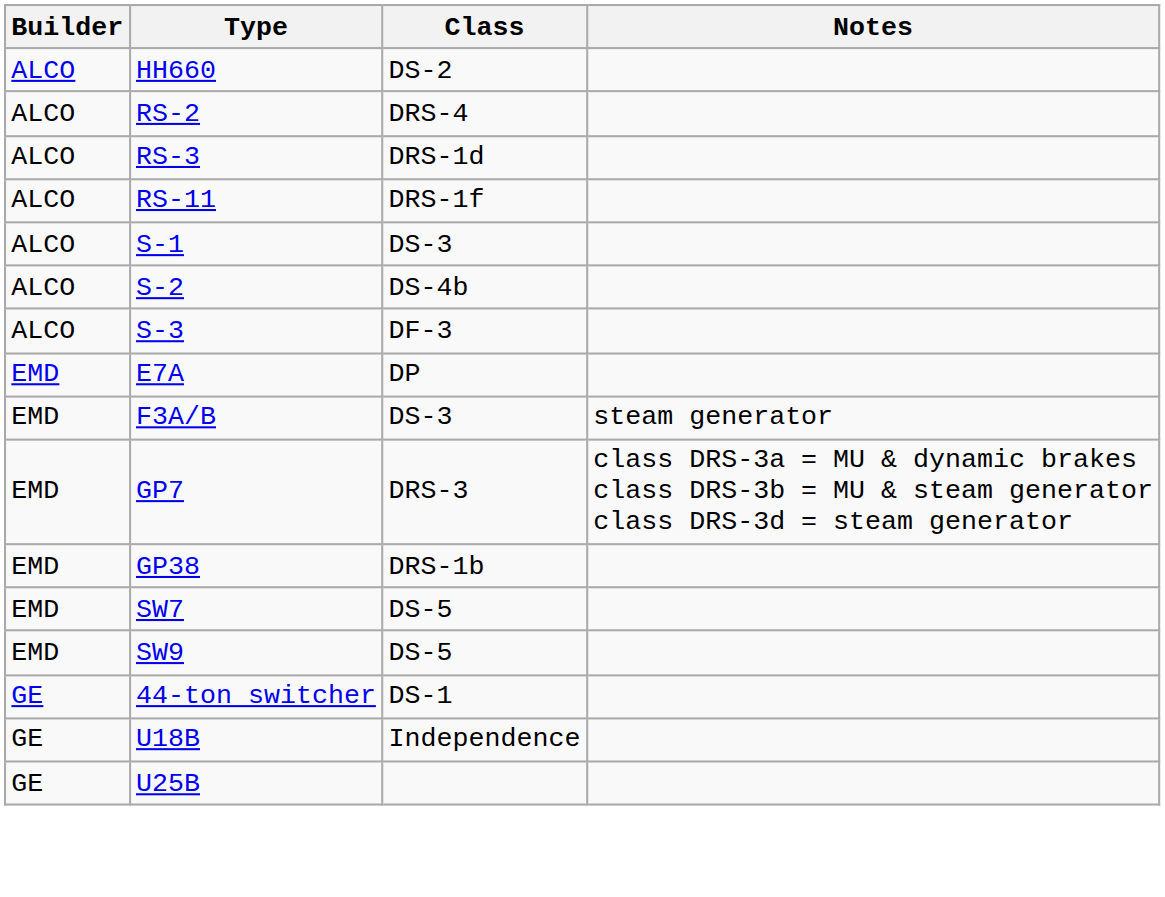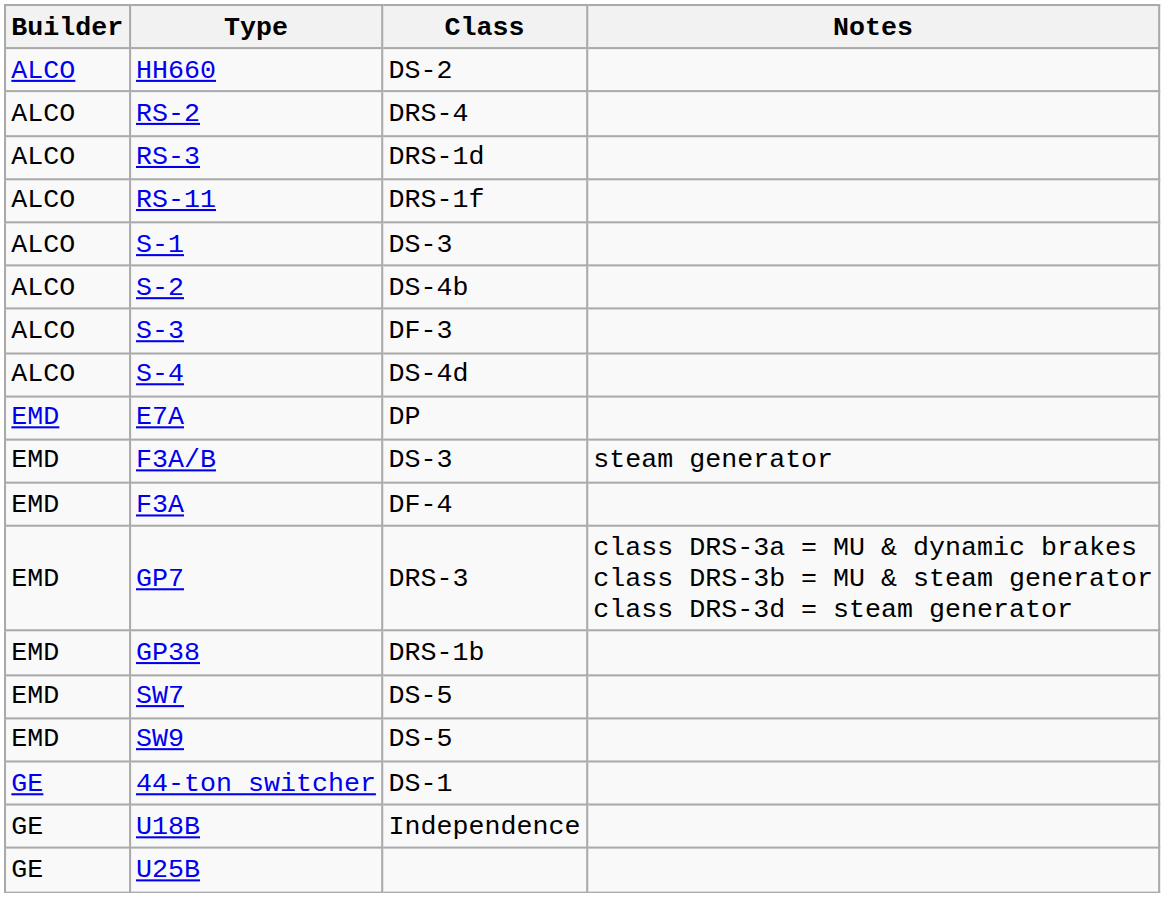+ row: (160, 374)
+ row: (160, 505)
